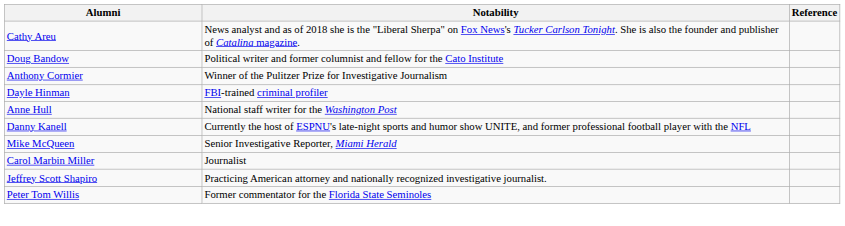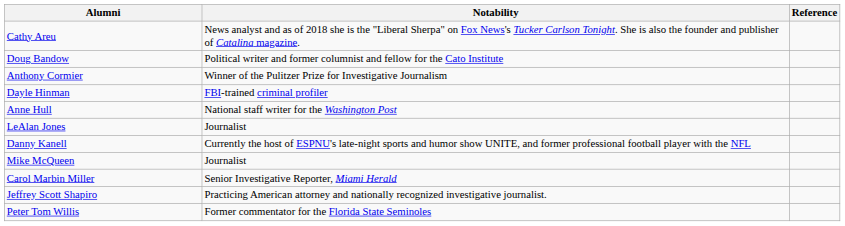+ row: (36, 127)
(301, 144) Senior Investigative Reporter, Miami Herald -> (225, 161) Journalist
(225, 161) Journalist -> (301, 178) Senior Investigative Reporter, Miami Herald
